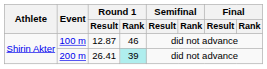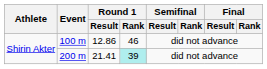(104, 41) 12.87 -> (104, 41) 12.86
(104, 56) 26.41 -> (104, 56) 21.41
